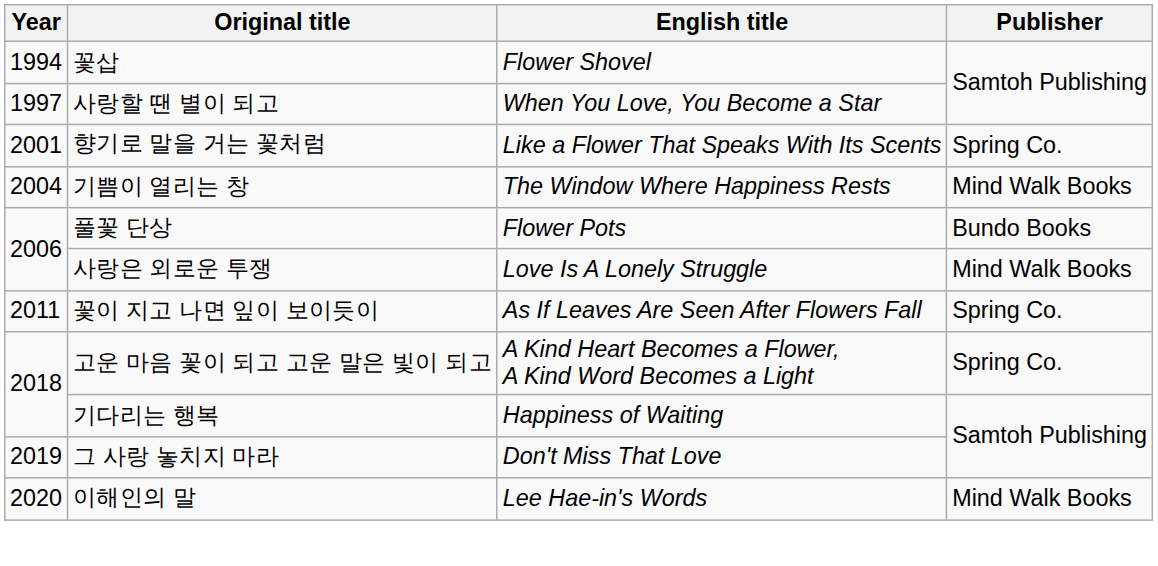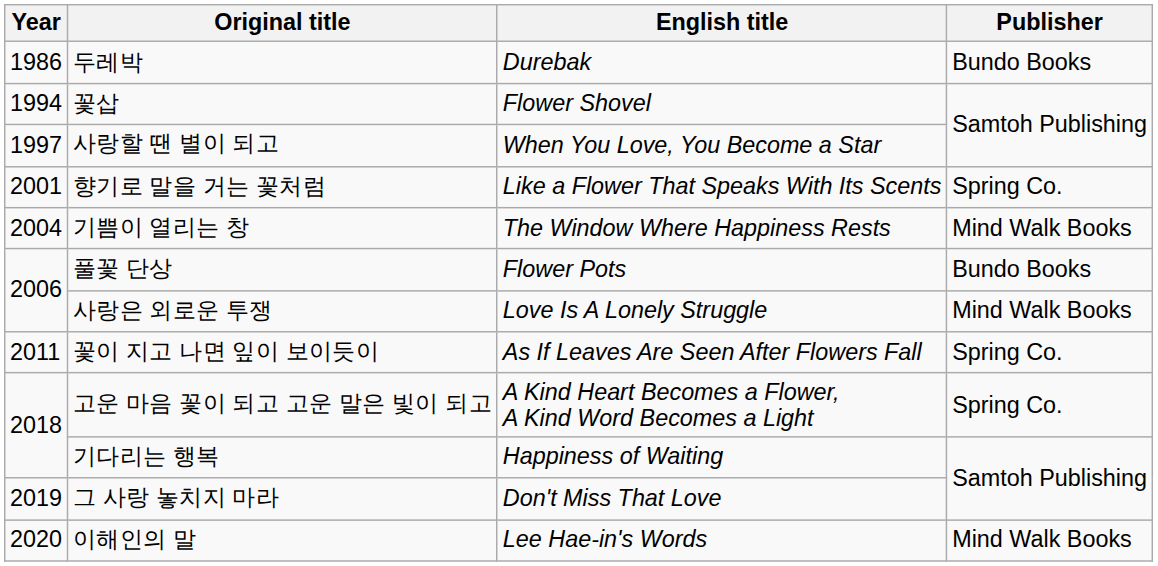+ row: (108, 61)
